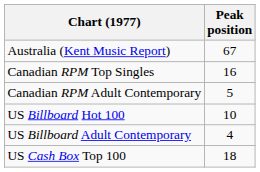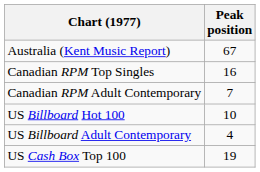(230, 93) 5 -> (230, 93) 7
(230, 156) 18 -> (230, 156) 19
